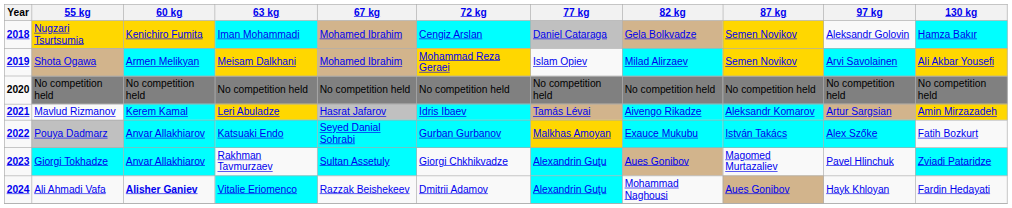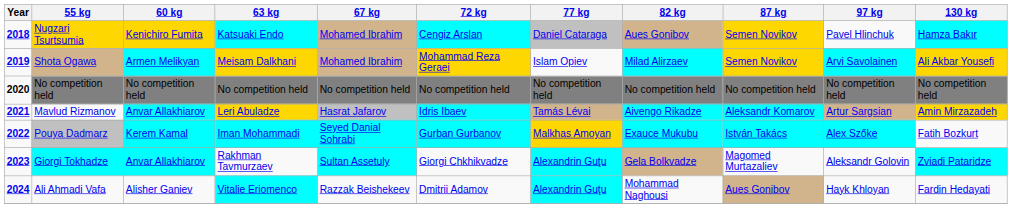(258, 34) Iman Mohammadi -> (250, 34) Katsuaki Endo
(660, 34) Gela Bolkvadze -> (657, 34) Aues Gonibov
(868, 34) Aleksandr Golovin -> (860, 34) Pavel Hlinchuk
(157, 112) Kerem Kamal -> (165, 112) Anvar Allakhiarov
(165, 134) Anvar Allakhiarov -> (157, 134) Kerem Kamal
(250, 134) Katsuaki Endo -> (258, 134) Iman Mohammadi
(657, 161) Aues Gonibov -> (660, 161) Gela Bolkvadze
(860, 161) Pavel Hlinchuk -> (868, 161) Aleksandr Golovin
(162, 189) bold -> (159, 189) normal
